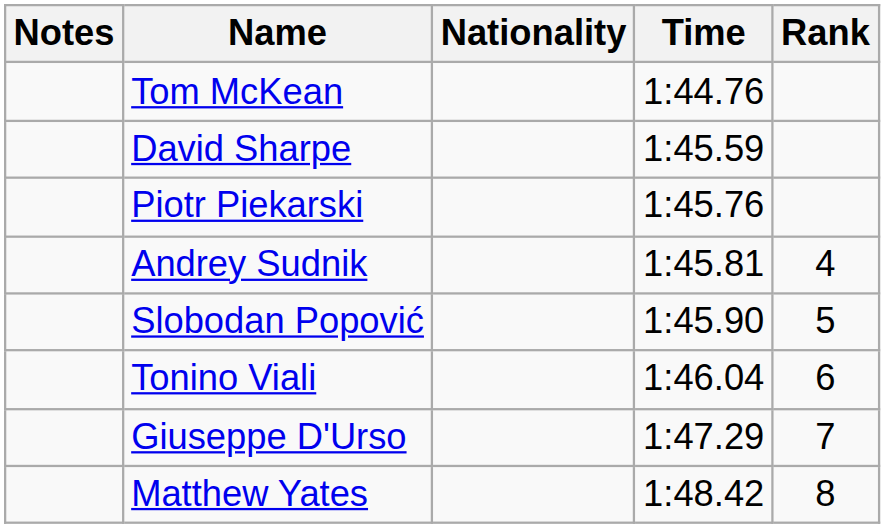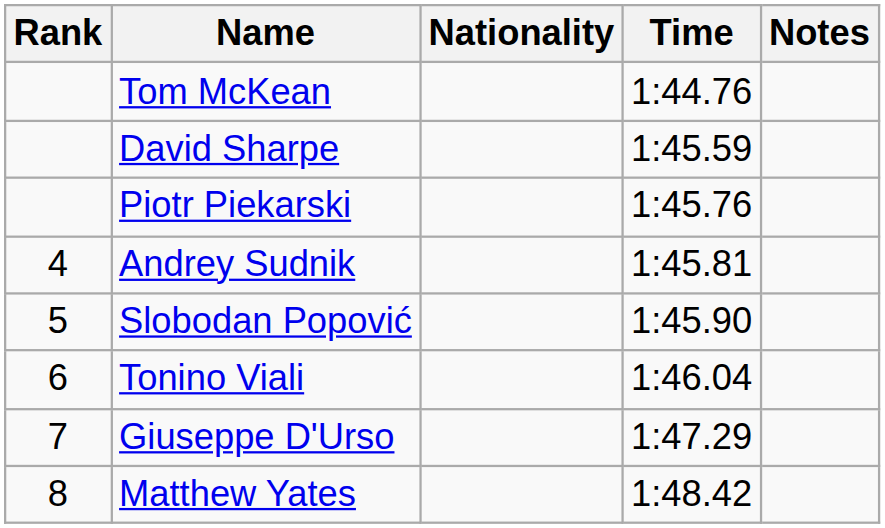columns swapped: (825, 33) <-> (64, 33)
